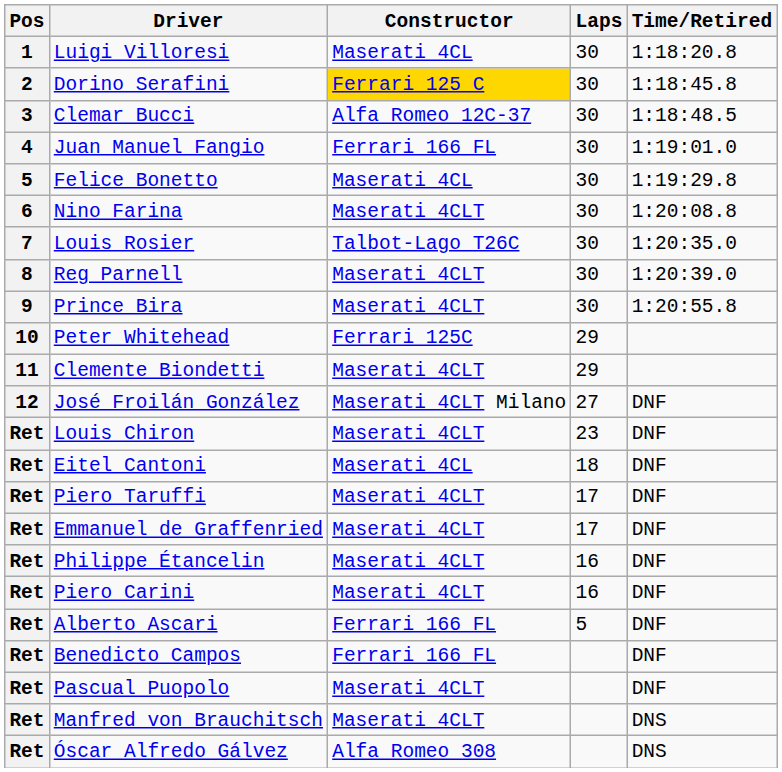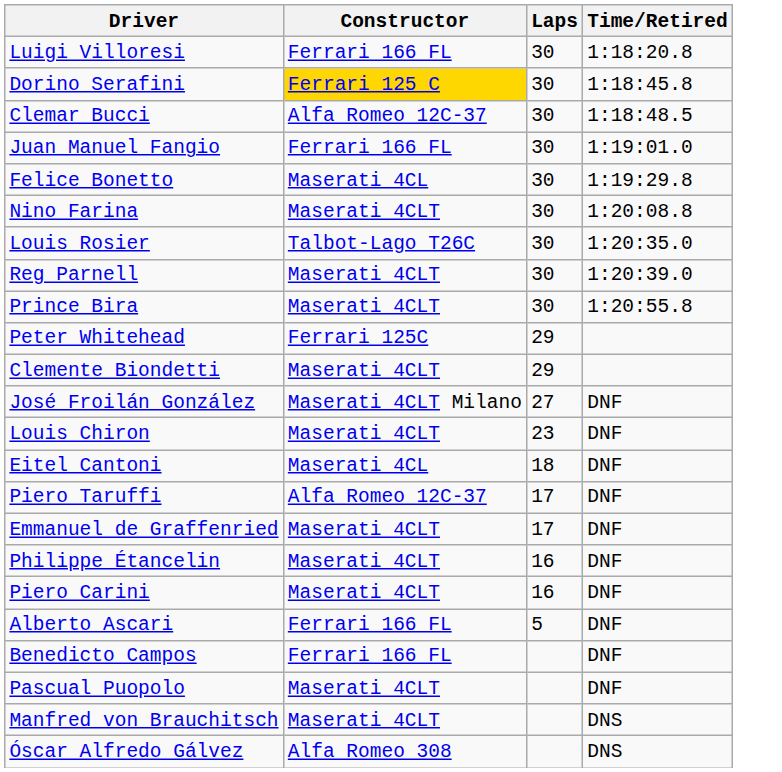- column: (27, 21)
(402, 52) Maserati 4CL -> (370, 52) Ferrari 166 FL
(408, 497) Maserati 4CLT -> (387, 497) Alfa Romeo 12C-37
